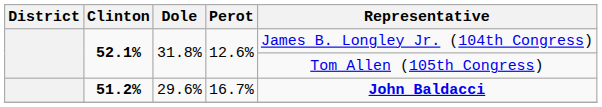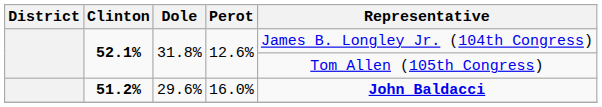(231, 90) 16.7% -> (231, 90) 16.0%
